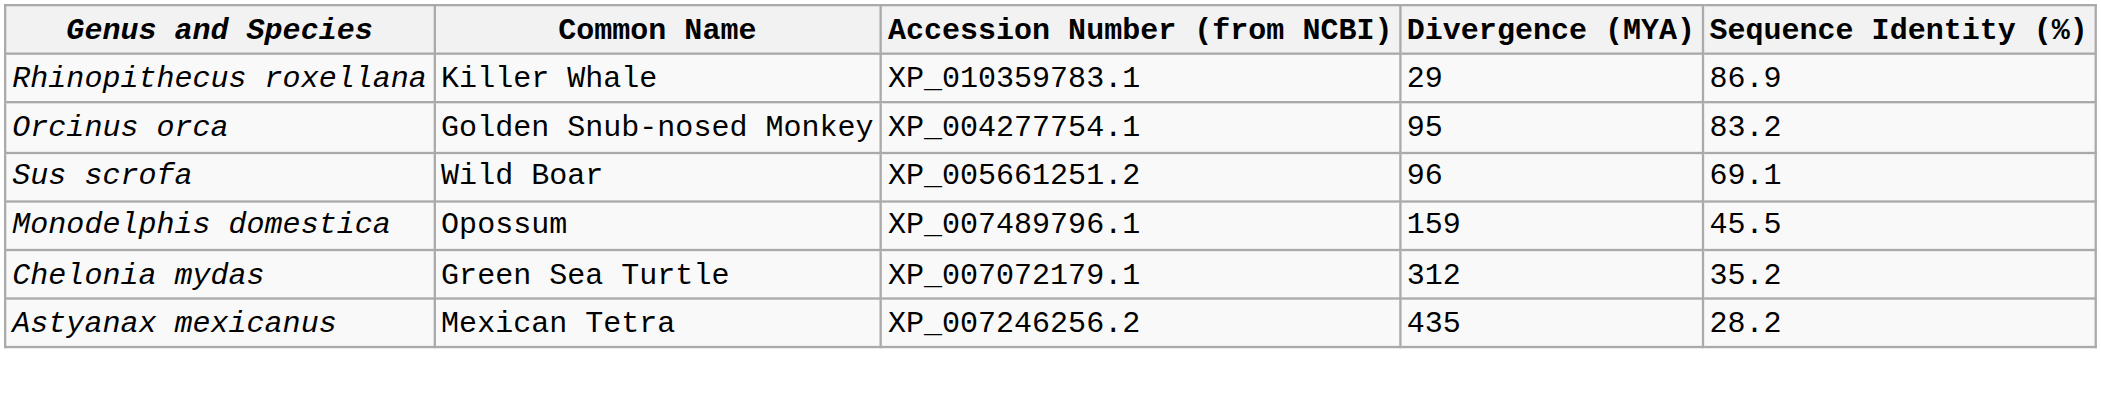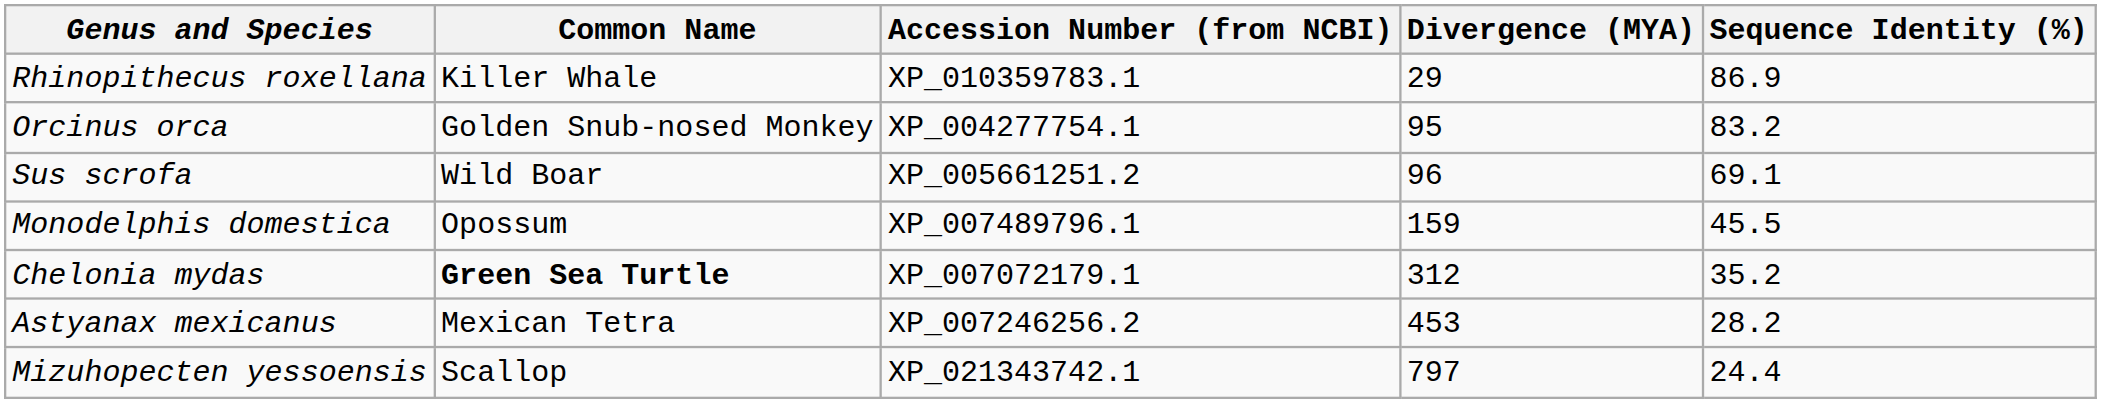(585, 274) normal -> (585, 274) bold
(1434, 323) 435 -> (1434, 323) 453
+ row: (220, 372)
